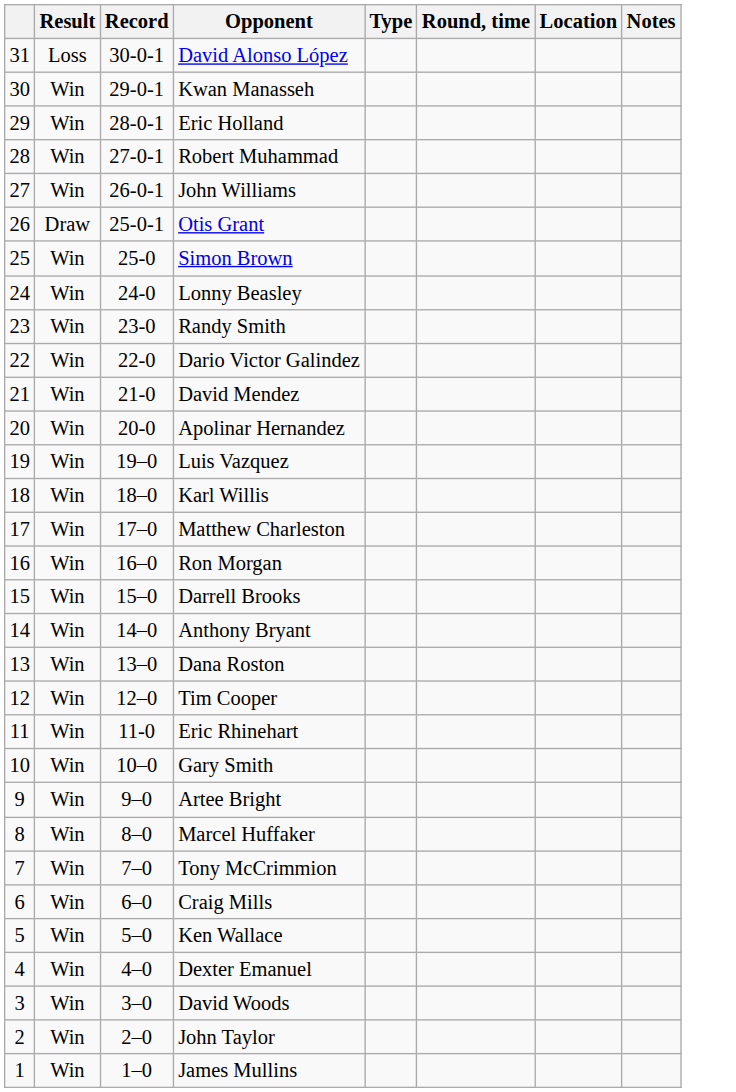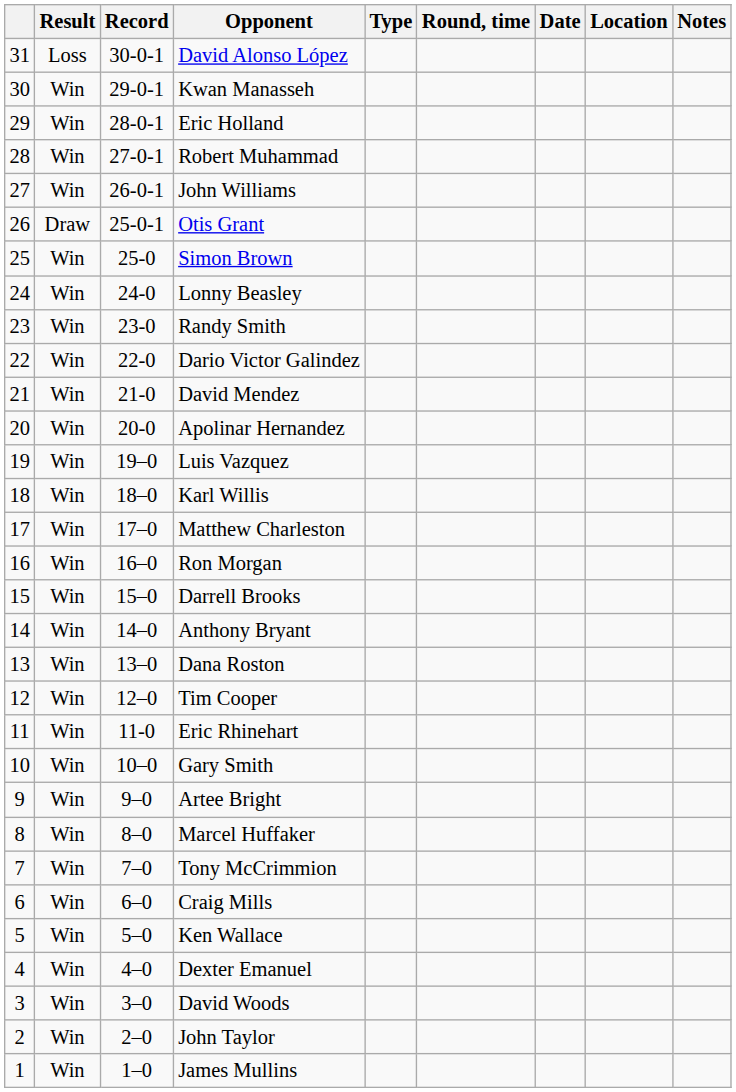+ column: (560, 21)
